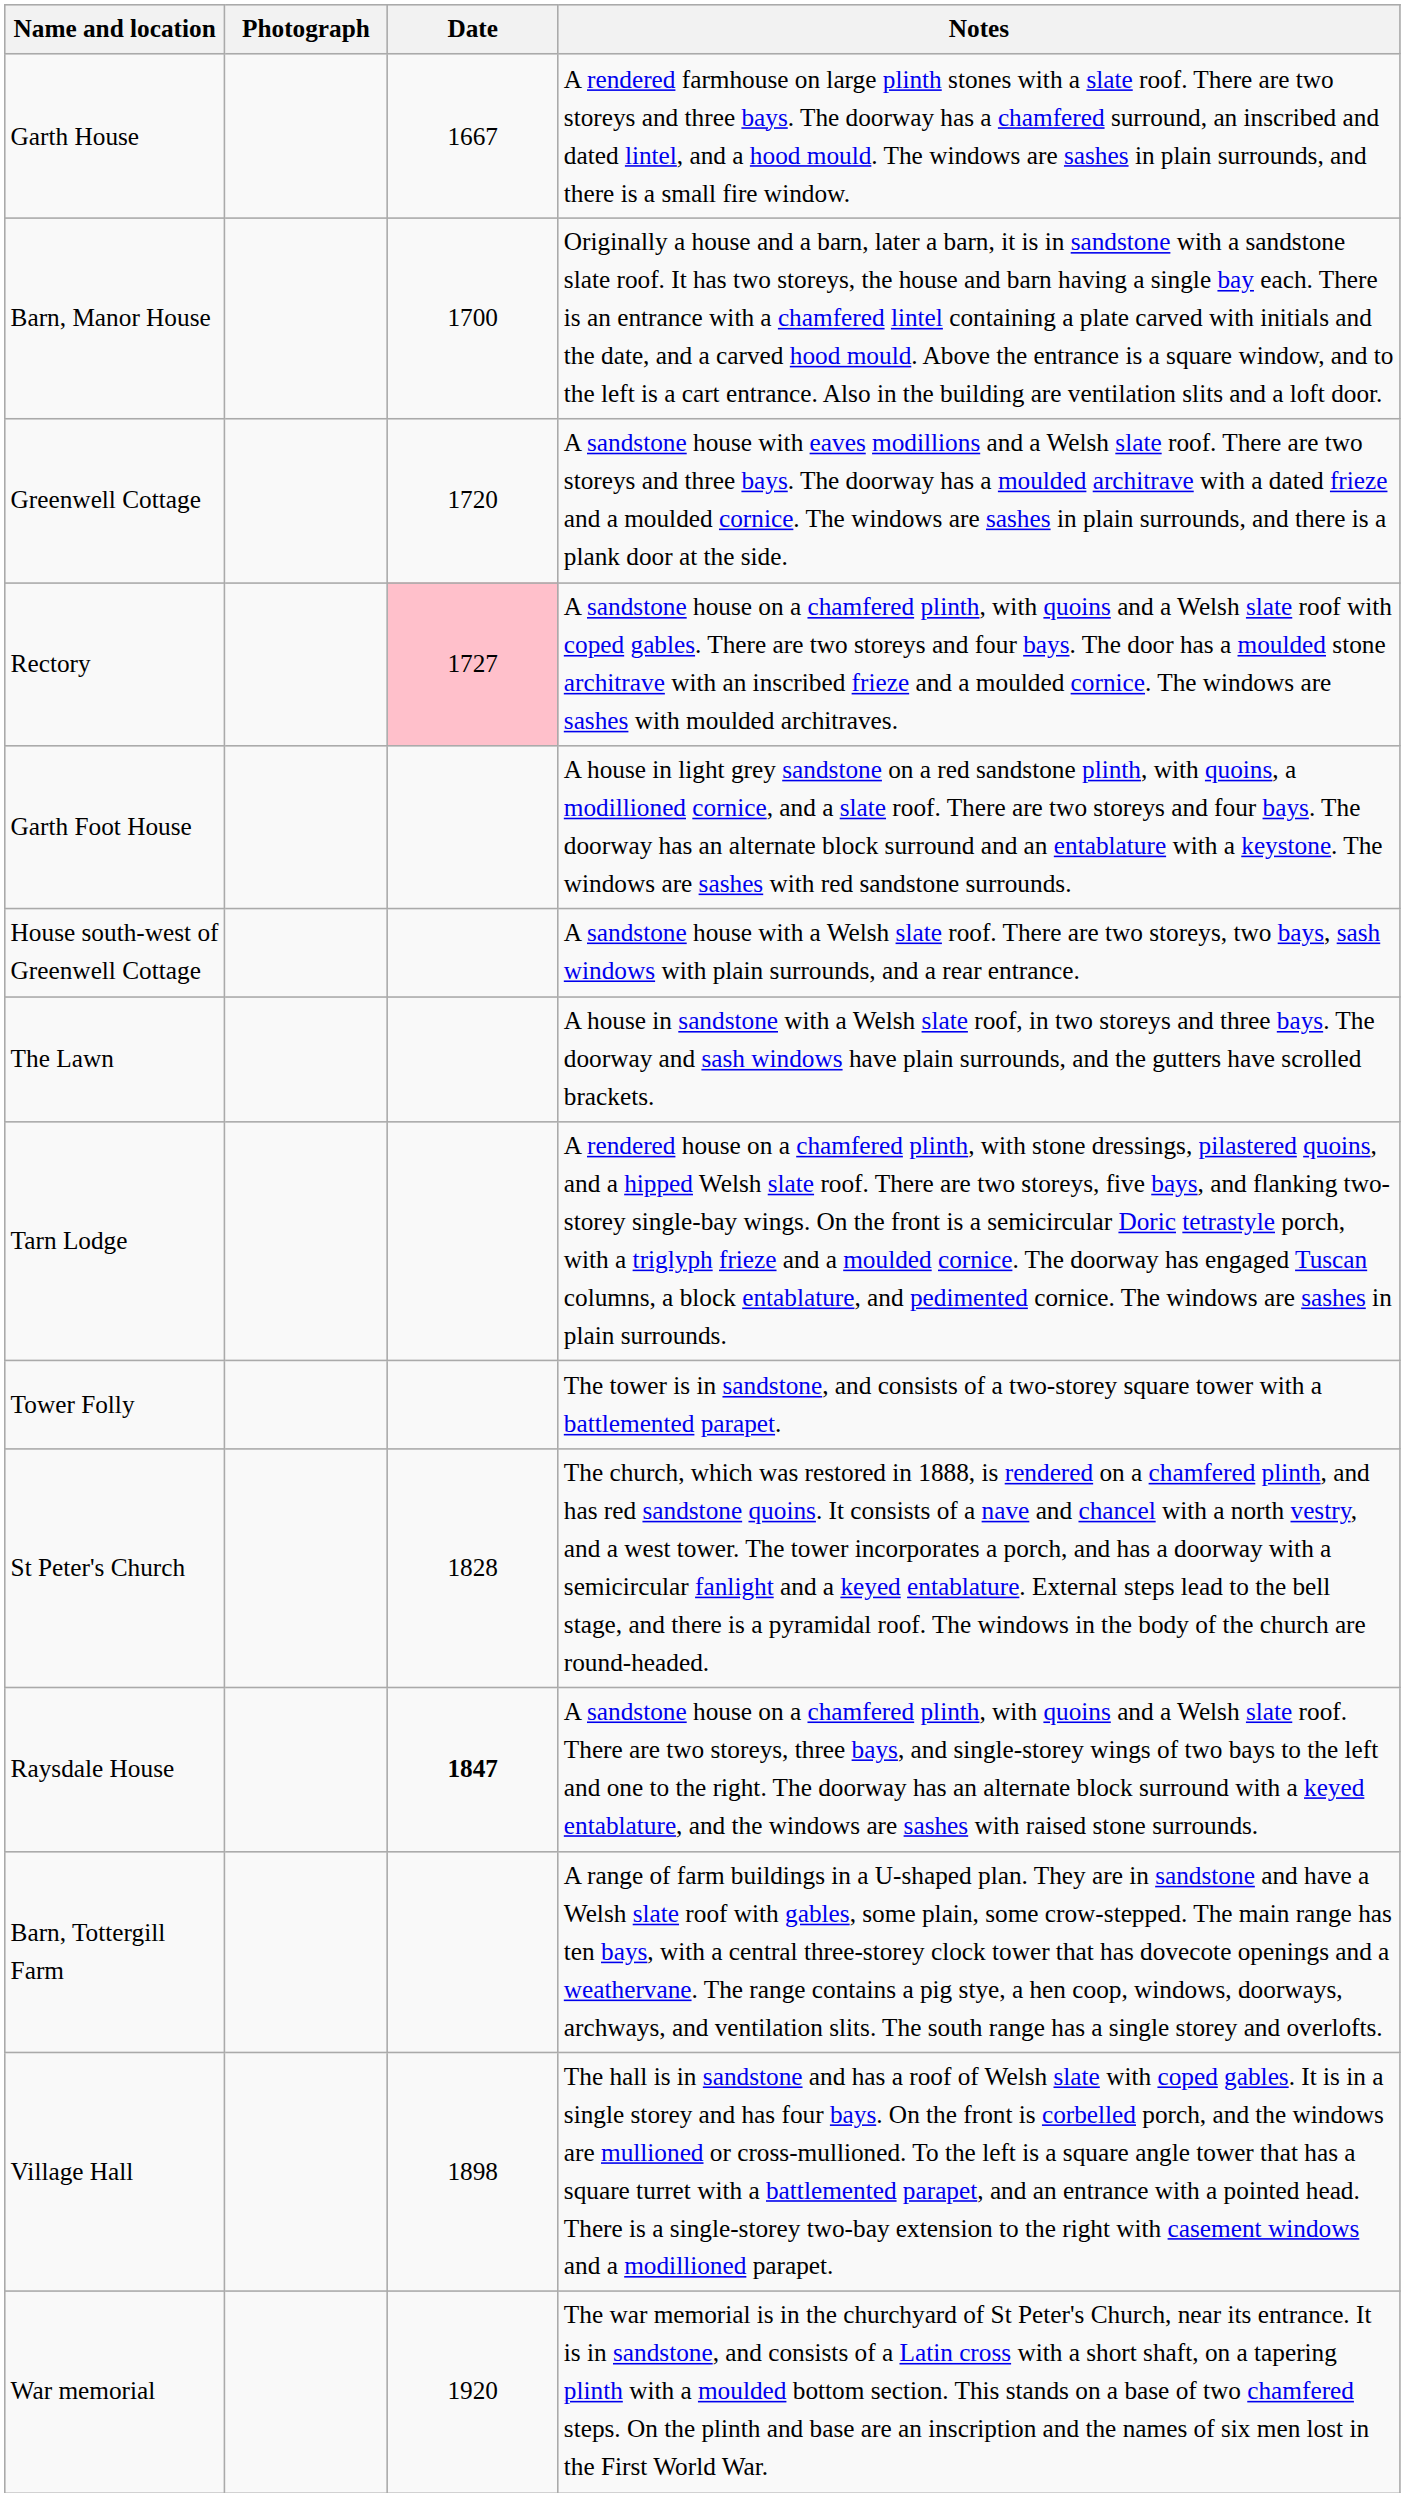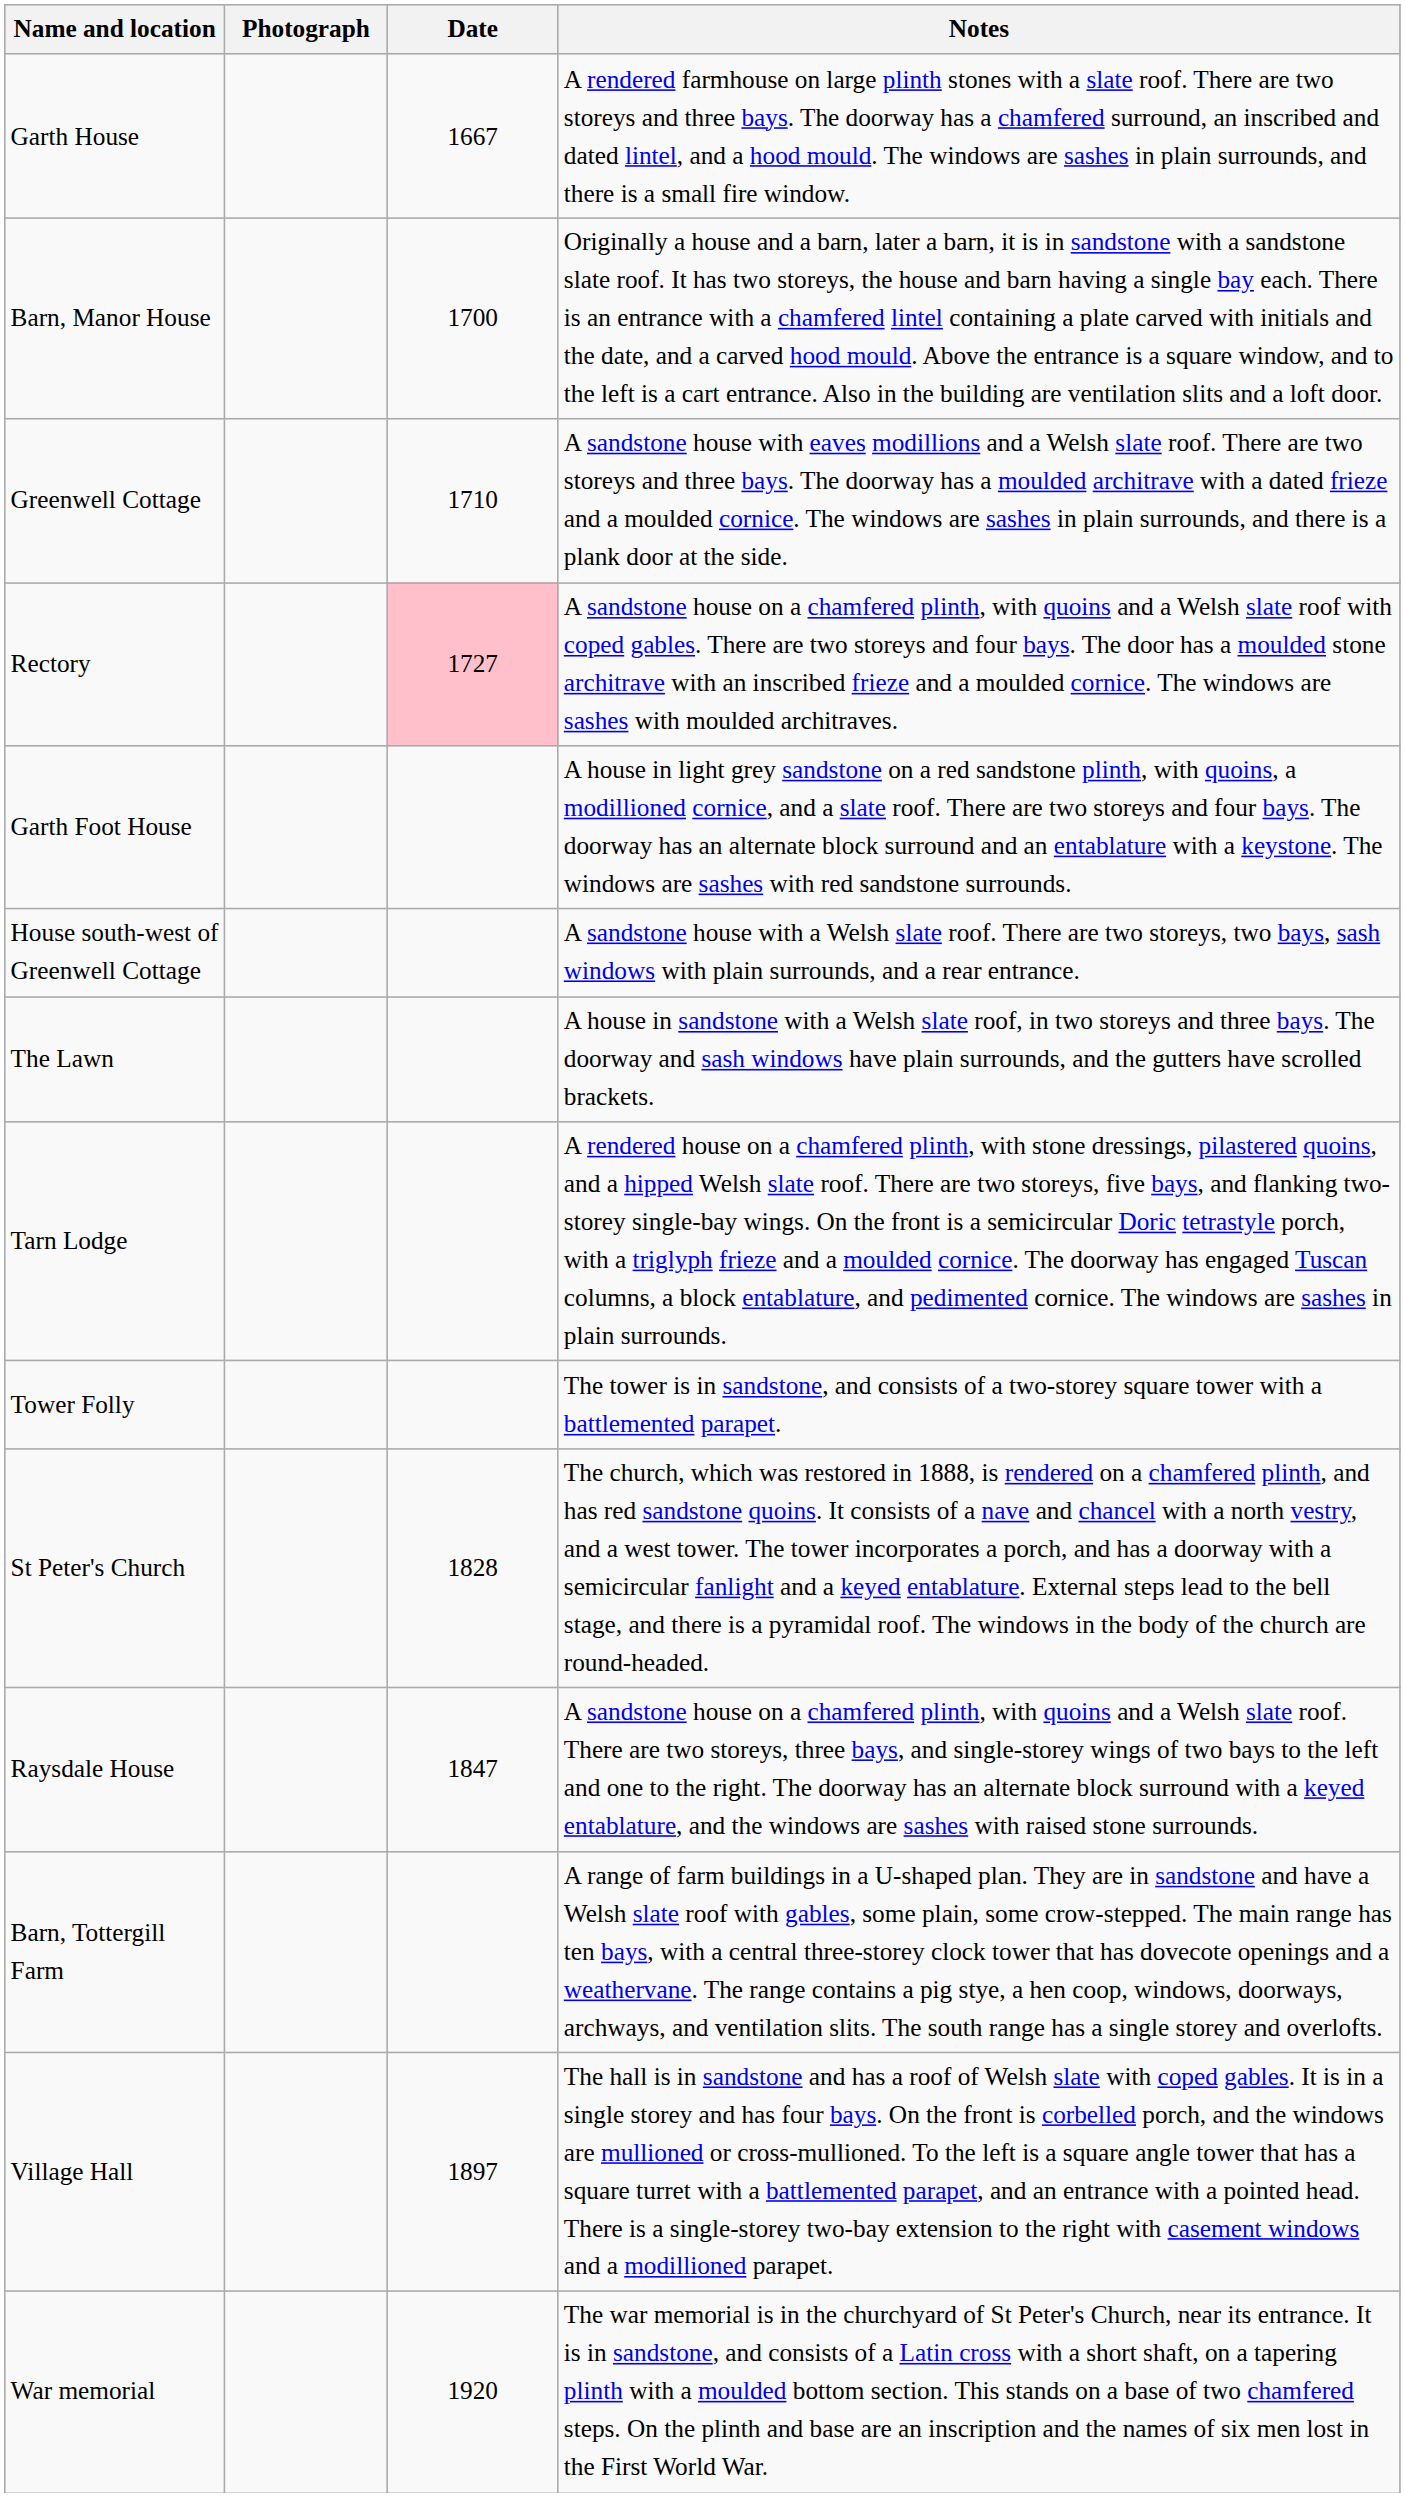(473, 500) 1720 -> (473, 500) 1710
(473, 1769) bold -> (473, 1769) normal
(473, 2171) 1898 -> (473, 2171) 1897
